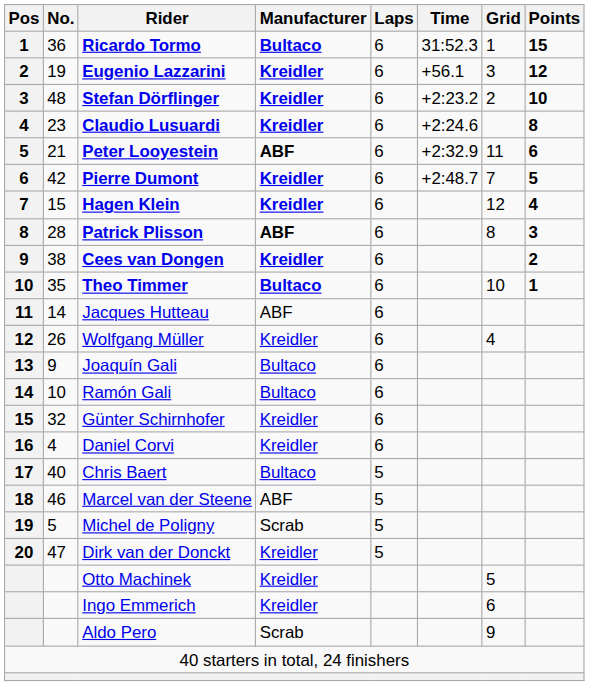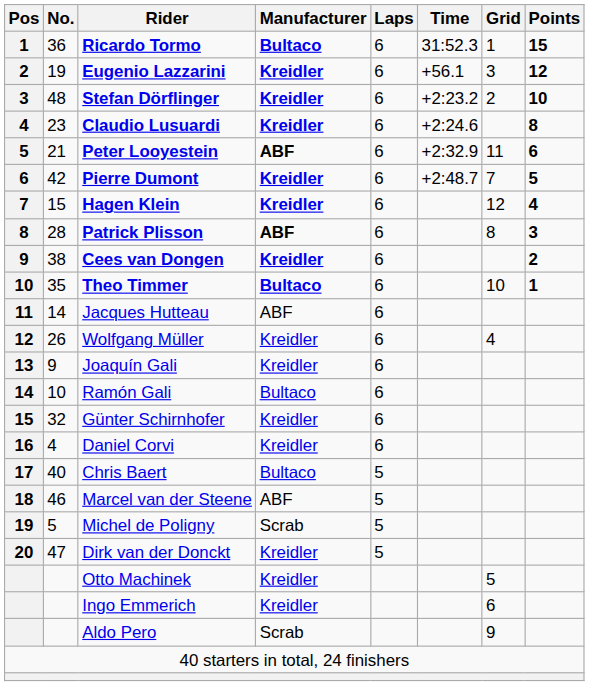(288, 365) Bultaco -> (289, 365) Kreidler
